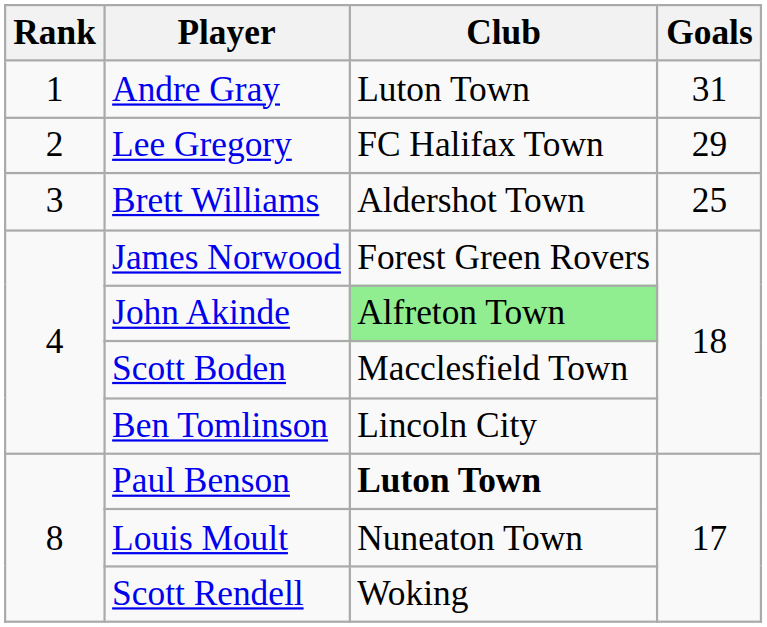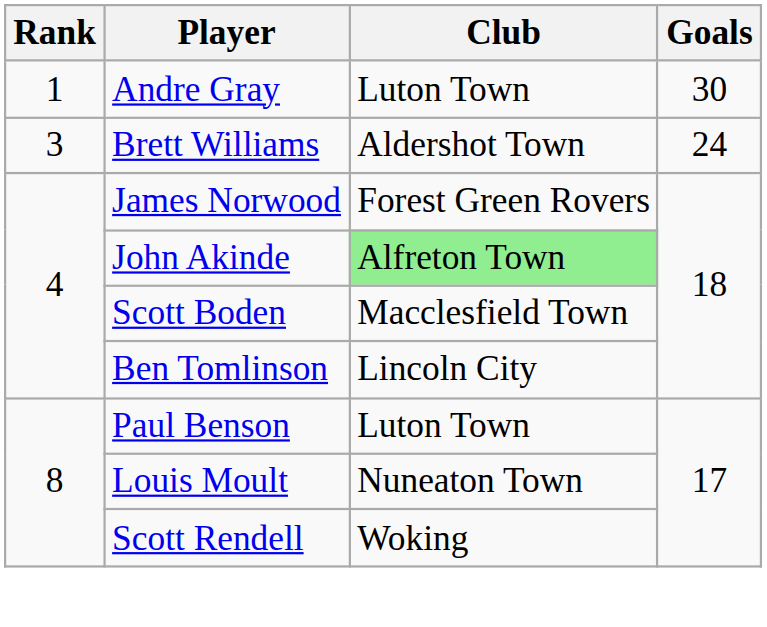(709, 88) 31 -> (709, 88) 30
- row: (202, 144)
(709, 200) 25 -> (709, 144) 24
(449, 481) bold -> (444, 425) normal
